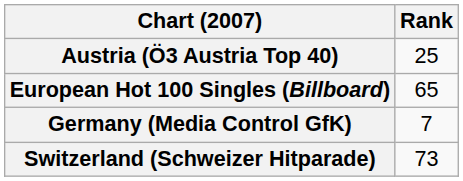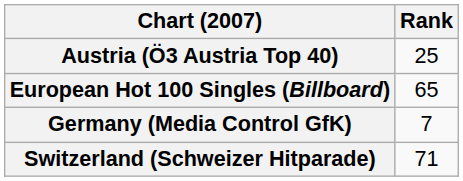(426, 158) 73 -> (426, 158) 71
